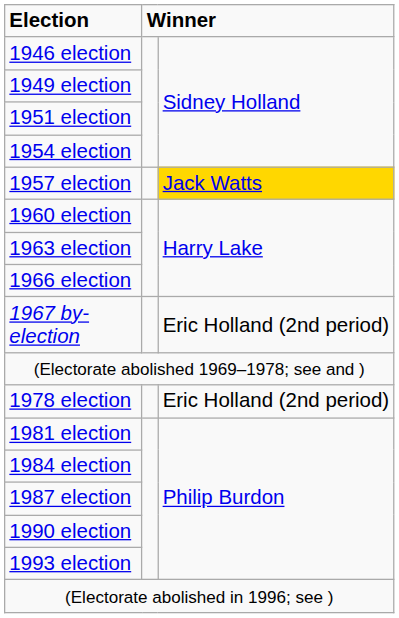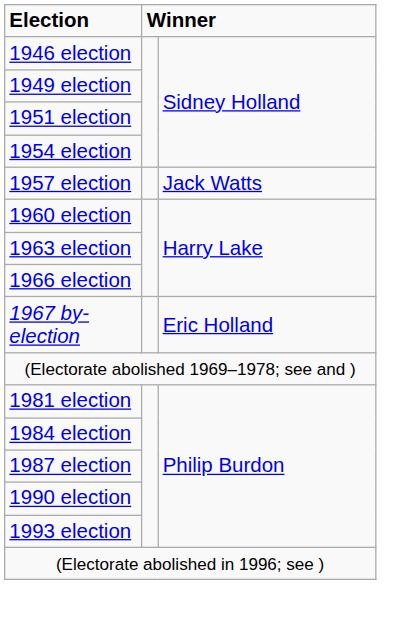(212, 183) gold background -> (212, 183) no background
(276, 324) Eric Holland (2nd period) -> (218, 324) Eric Holland
- row: (70, 401)
